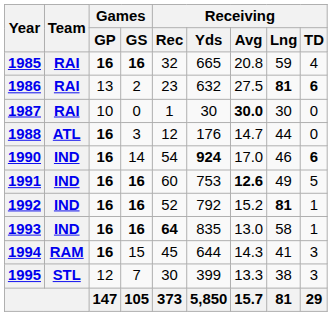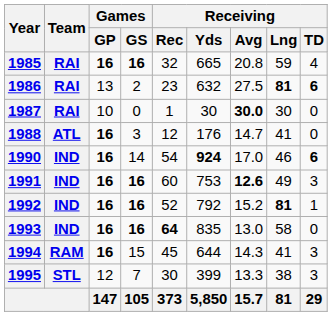(284, 134) 44 -> (284, 134) 41
(314, 181) 5 -> (314, 181) 3
(314, 228) 1 -> (314, 228) 0
